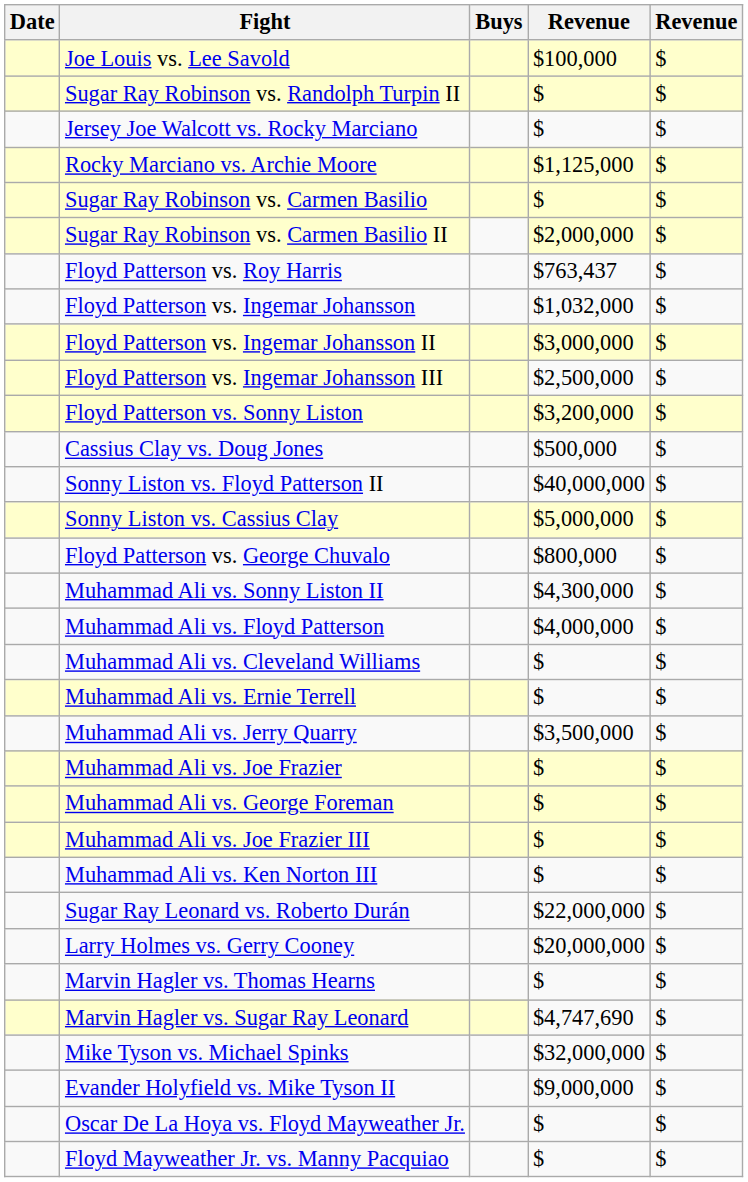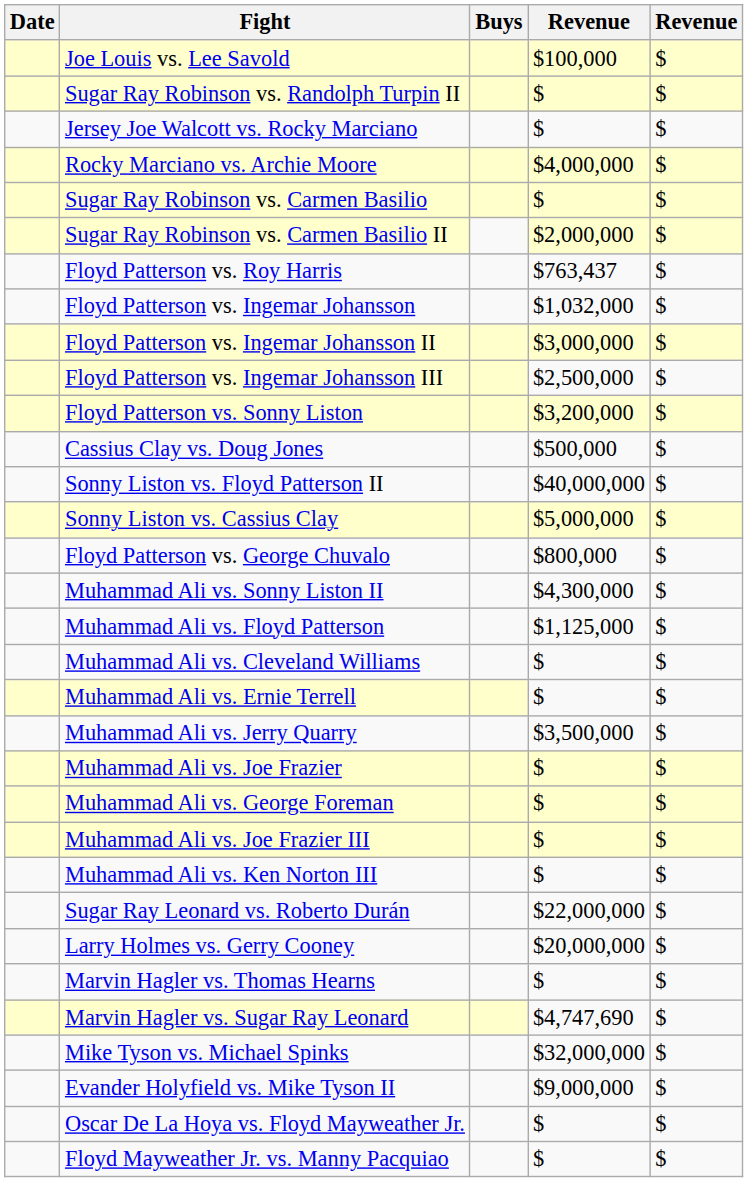(583, 164) $1,125,000 -> (583, 164) $4,000,000
(583, 626) $4,000,000 -> (583, 626) $1,125,000
